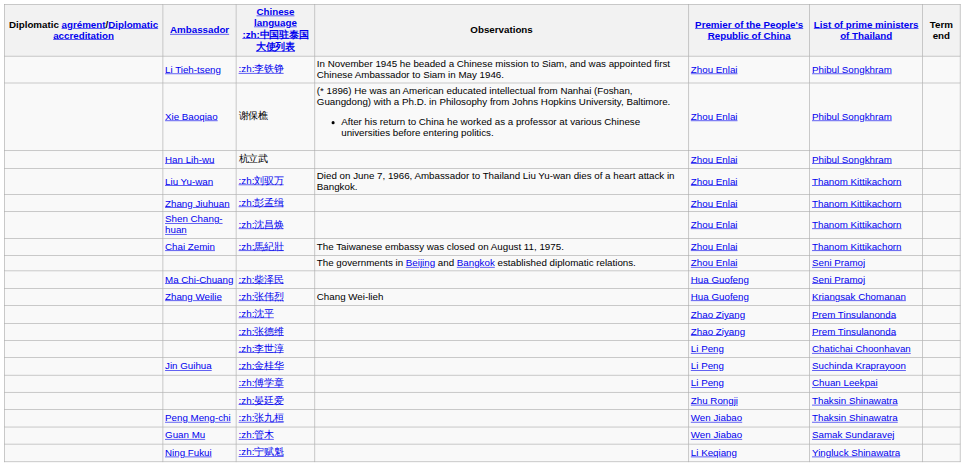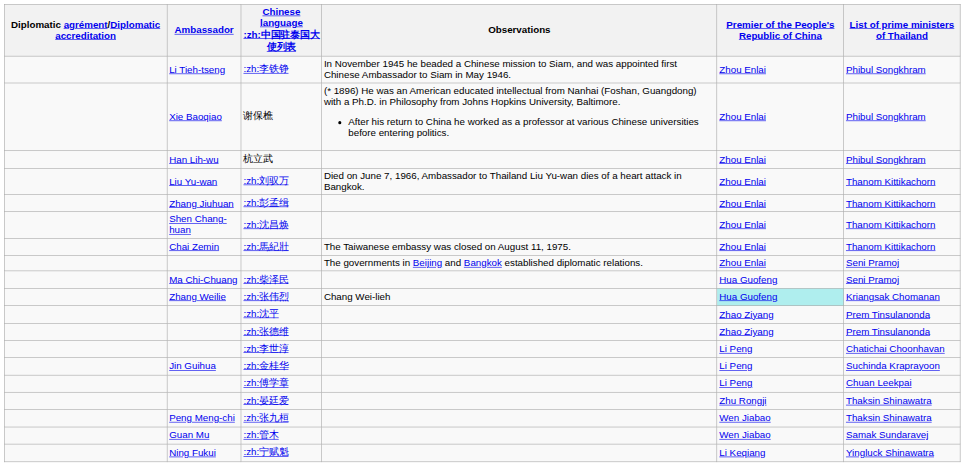- column: (941, 30)
(720, 297) no background -> (748, 297) paleturquoise background
